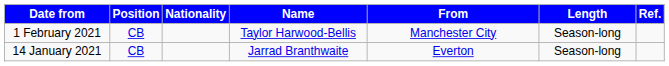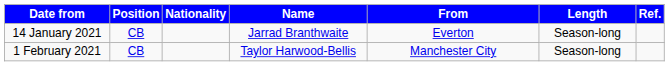rows swapped: (57, 52) <-> (57, 33)
